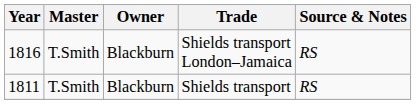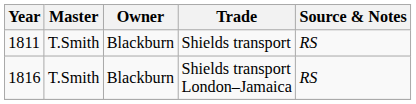rows swapped: (236, 86) <-> (237, 52)
